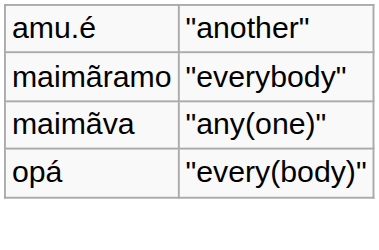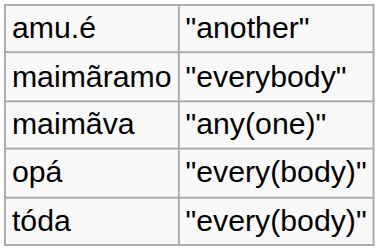+ row: (41, 220)
